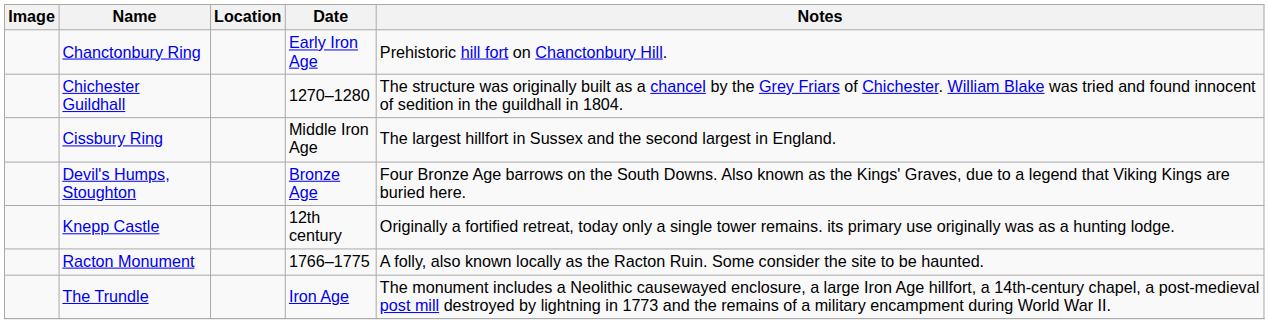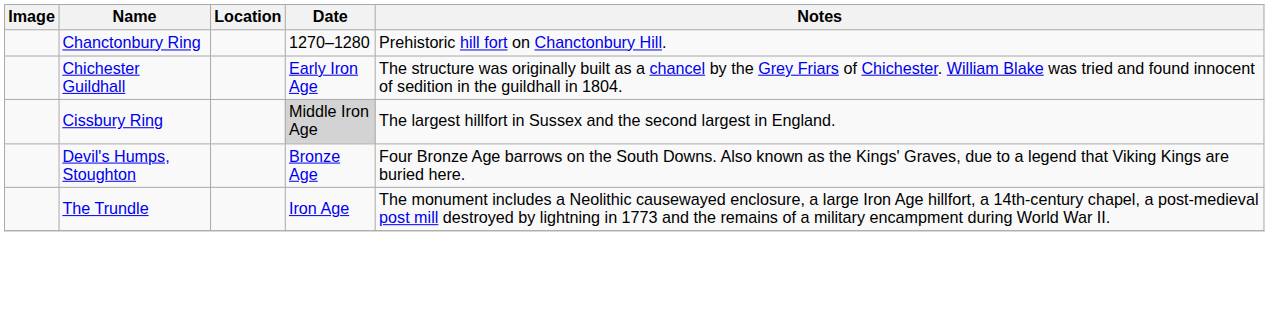(323, 52) Early Iron Age -> (329, 42) 1270–1280
(329, 95) 1270–1280 -> (324, 77) Early Iron Age
(329, 139) no background -> (329, 121) lightgrey background
- row: (111, 227)
- row: (128, 261)
